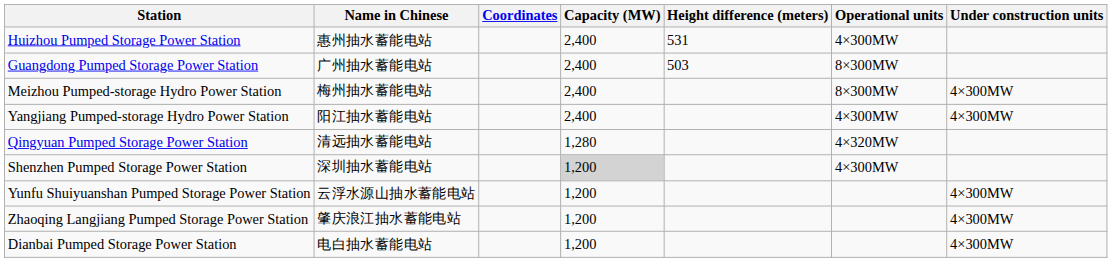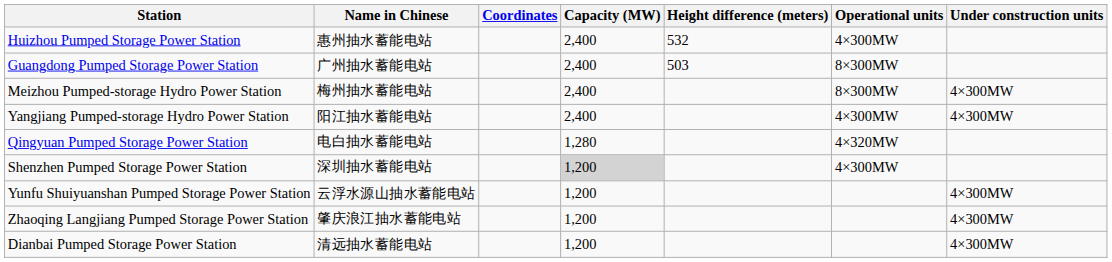(678, 40) 531 -> (678, 40) 532
(375, 141) 清远抽水蓄能电站 -> (375, 141) 电白抽水蓄能电站
(375, 243) 电白抽水蓄能电站 -> (375, 243) 清远抽水蓄能电站
